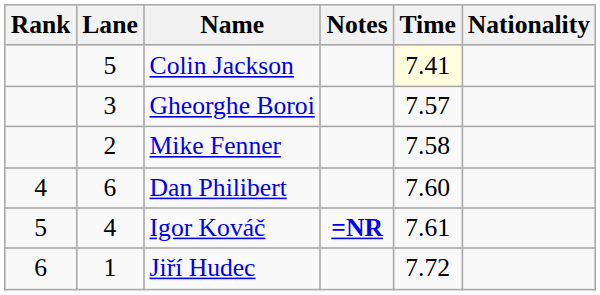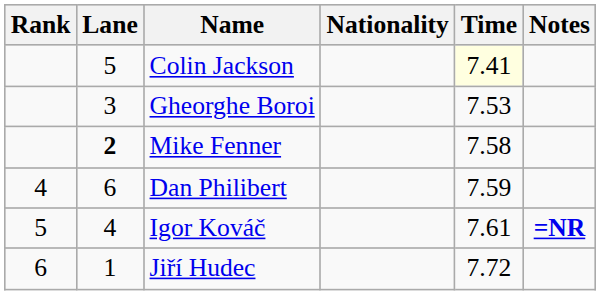columns swapped: (529, 24) <-> (357, 24)
(428, 106) 7.57 -> (489, 106) 7.53
(110, 146) normal -> (110, 146) bold
(428, 187) 7.60 -> (489, 187) 7.59
